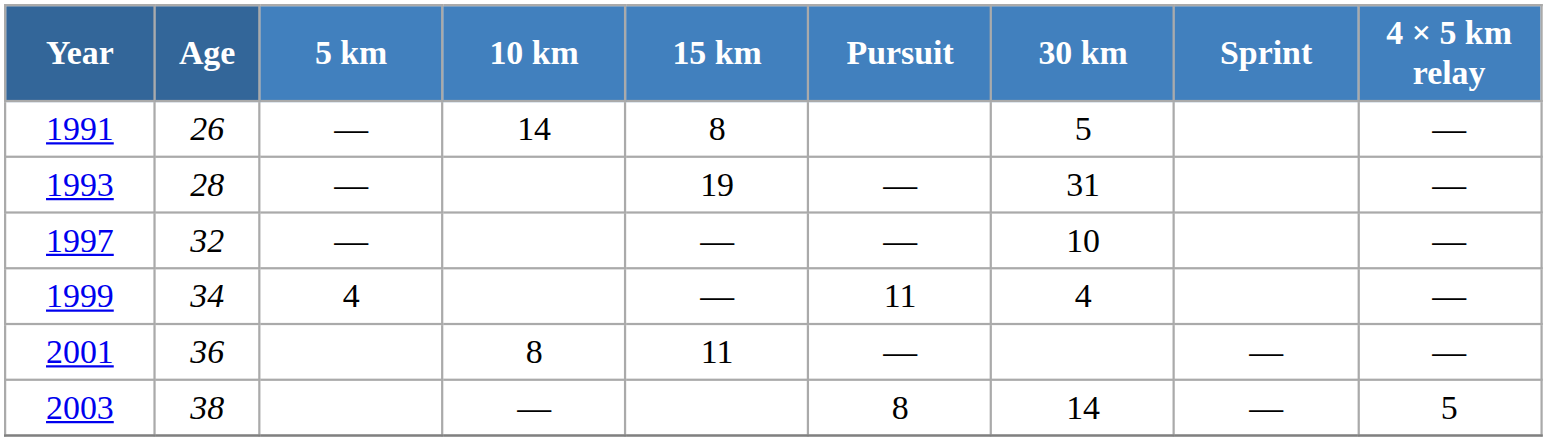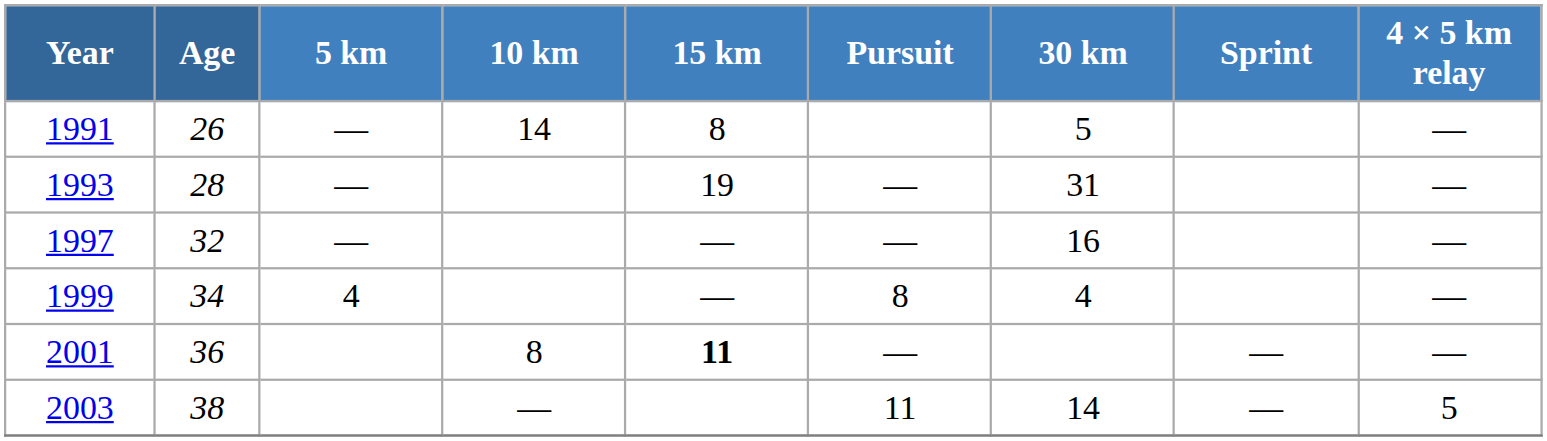(1083, 240) 10 -> (1083, 240) 16
(900, 296) 11 -> (900, 296) 8
(717, 352) normal -> (717, 352) bold
(900, 408) 8 -> (900, 408) 11
